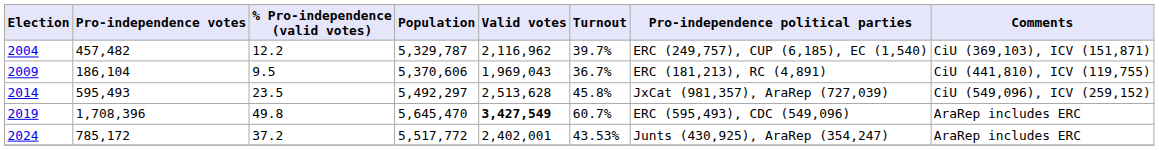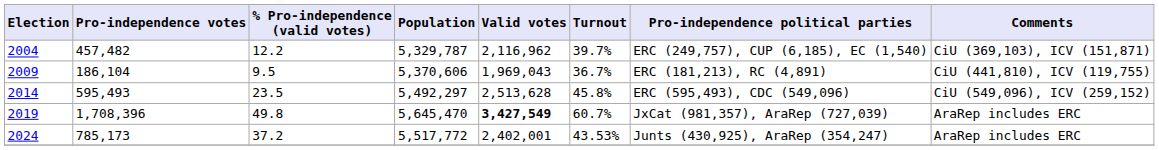(761, 93) JxCat (981,357), AraRep (727,039) -> (742, 93) ERC (595,493), CDC (549,096)
(742, 114) ERC (595,493), CDC (549,096) -> (761, 114) JxCat (981,357), AraRep (727,039)
(103, 135) 785,172 -> (103, 135) 785,173
